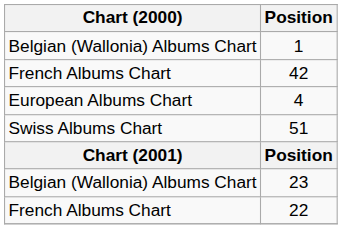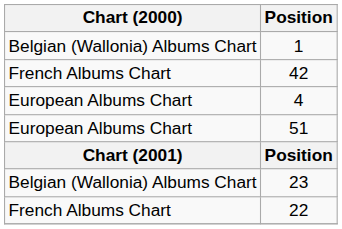(85, 127) Swiss Albums Chart -> (100, 127) European Albums Chart
